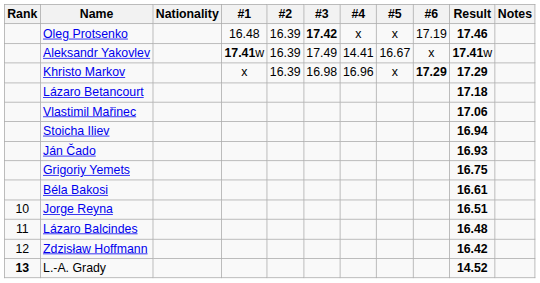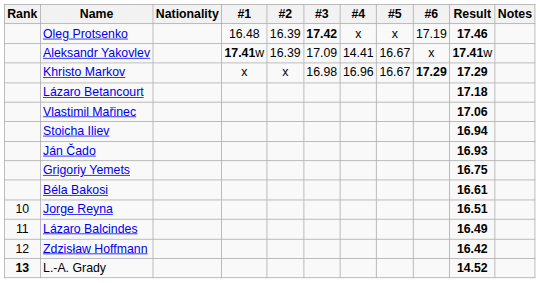(322, 53) 17.49 -> (322, 53) 17.09
(285, 72) 16.39 -> (285, 72) x
(395, 72) x -> (395, 72) 16.67
(472, 229) 16.48 -> (472, 229) 16.49
